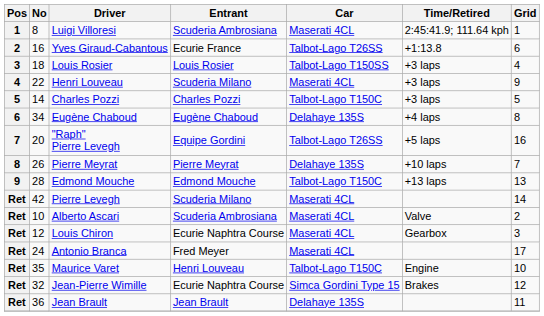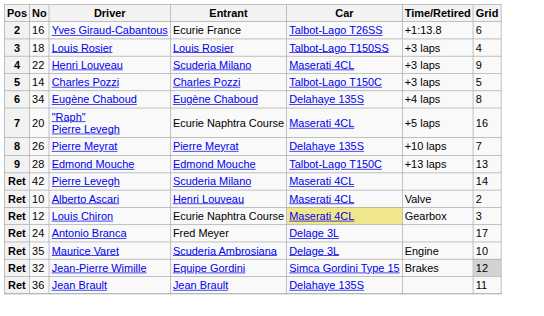- row: (84, 31)
(209, 141) Equipe Gordini -> (229, 123) Ecurie Naphtra Course
(336, 141) Talbot-Lago T26SS -> (322, 123) Maserati 4CL
(225, 216) Scuderia Ambrosiana -> (208, 199) Henri Louveau
(322, 233) no background -> (322, 216) khaki background
(322, 251) Maserati 4CL -> (314, 233) Delage 3L
(208, 268) Henri Louveau -> (225, 251) Scuderia Ambrosiana
(336, 268) Talbot-Lago T150C -> (314, 251) Delage 3L
(229, 285) Ecurie Naphtra Course -> (209, 268) Equipe Gordini
(520, 285) no background -> (482, 268) lightgrey background
